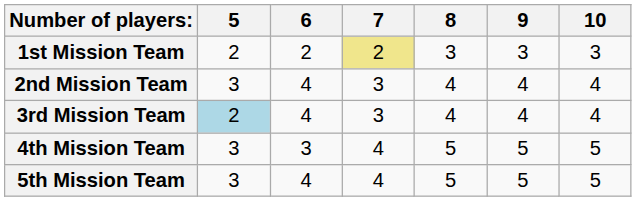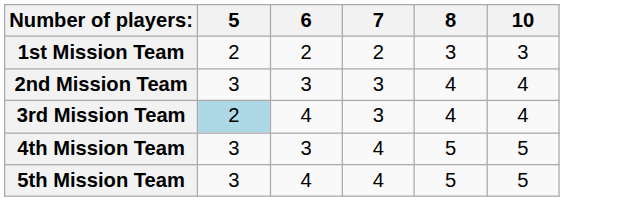- column: (523, 20)
(378, 52) khaki background -> (378, 52) no background
(306, 84) 4 -> (306, 84) 3
